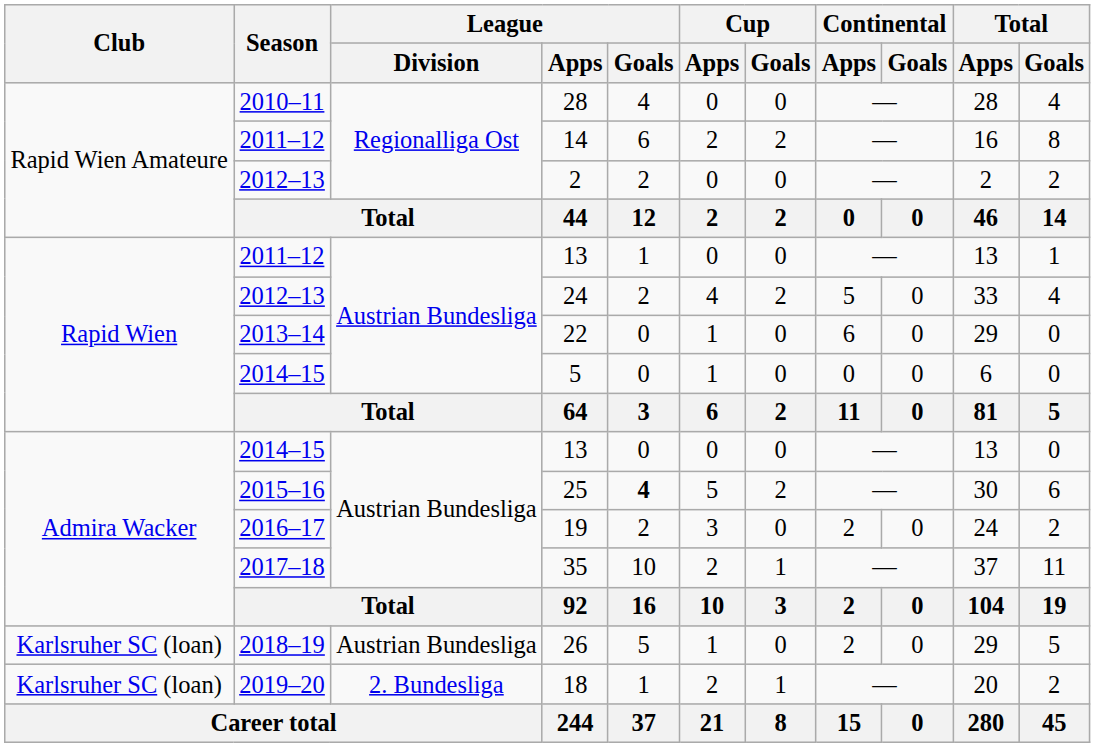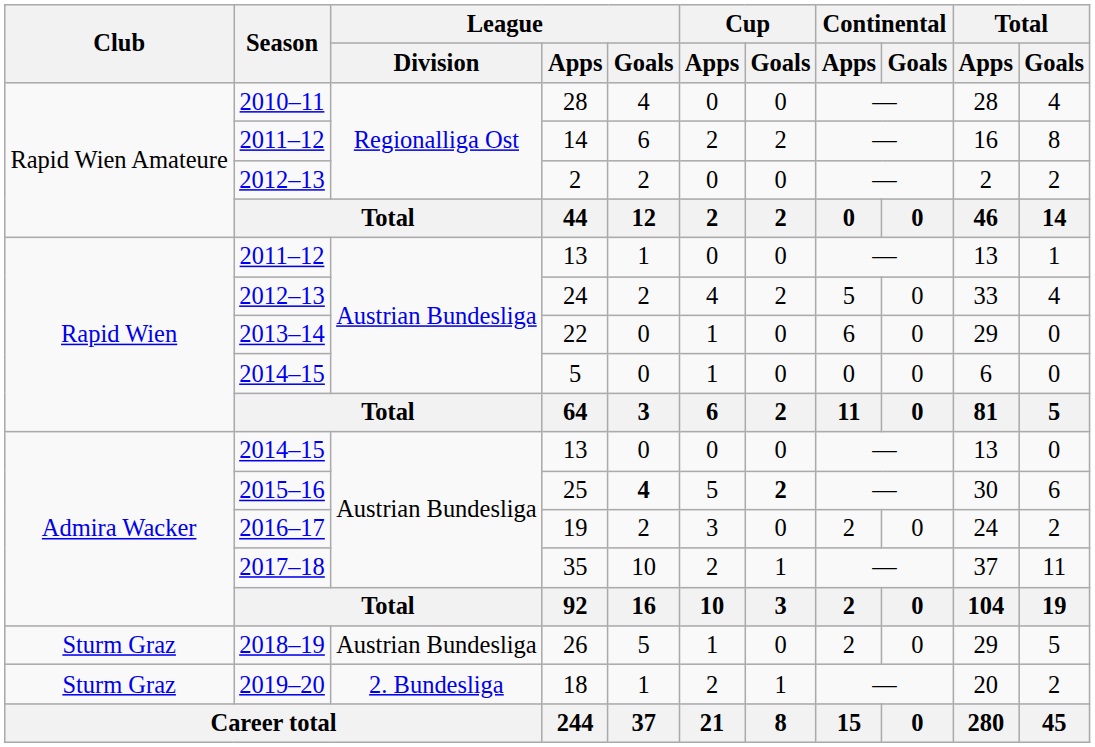(780, 489) normal -> (780, 489) bold
(119, 645) Karlsruher SC (loan) -> (119, 645) Sturm Graz
(119, 683) Karlsruher SC (loan) -> (119, 683) Sturm Graz
